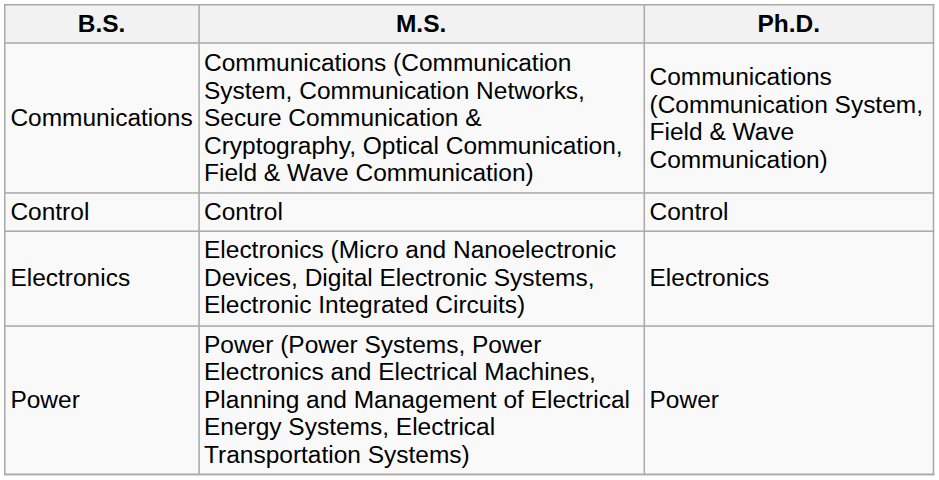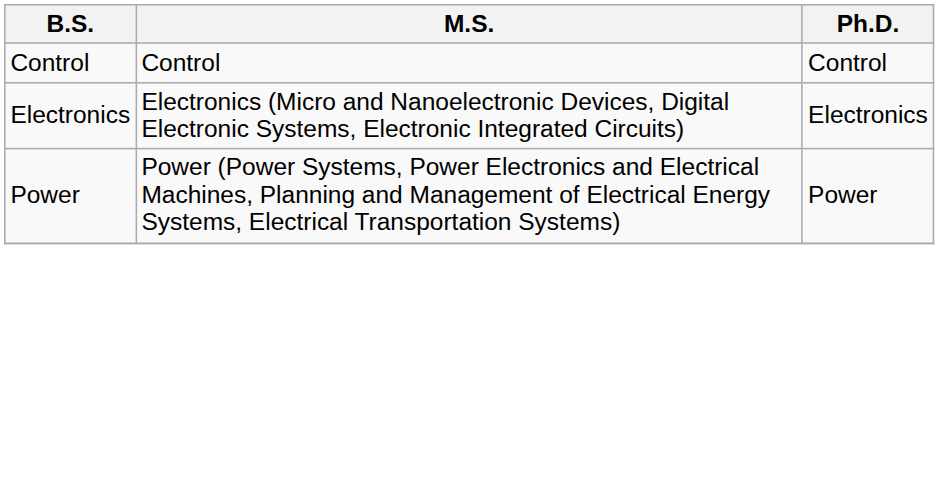- row: (102, 117)
